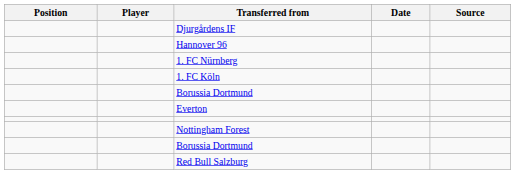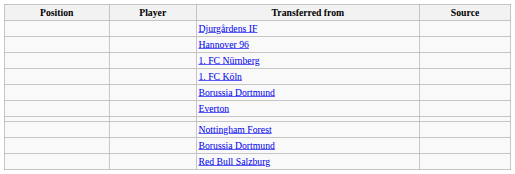- column: (401, 12)
